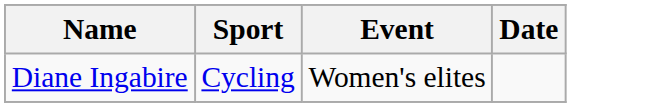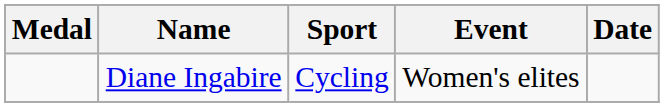+ column: (52, 28)
